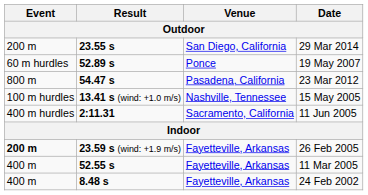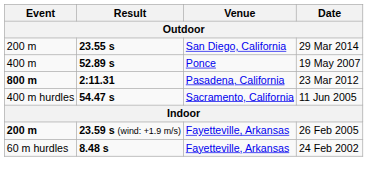(38, 63) 60 m hurdles -> (22, 63) 400 m
(22, 80) normal -> (22, 80) bold
(97, 80) 54.47 s -> (97, 80) 2:11.31
- row: (330, 97)
(97, 114) 2:11.31 -> (97, 97) 54.47 s
- row: (328, 165)
(22, 181) 400 m -> (38, 148) 60 m hurdles
